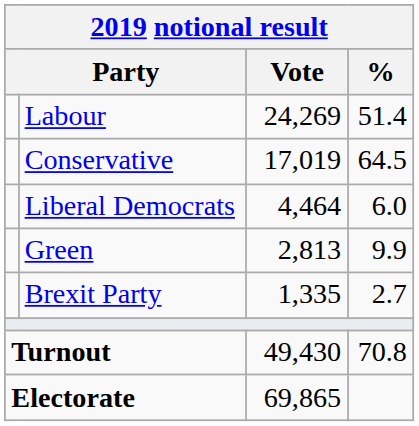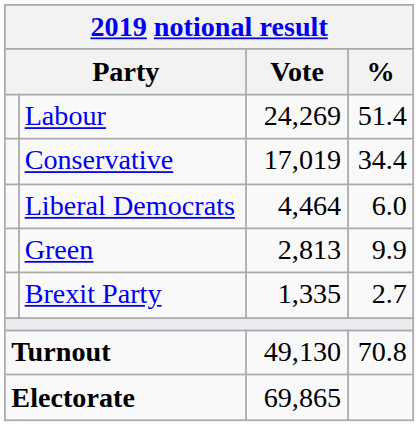(382, 160) 64.5 -> (382, 160) 34.4
(302, 352) 49,430 -> (302, 352) 49,130
